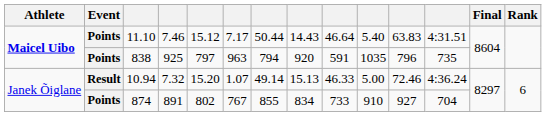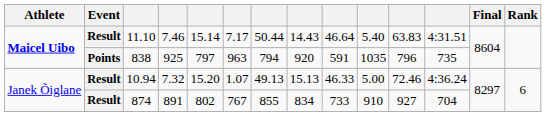(104, 36) Points -> (104, 36) Result
(205, 36) 15.12 -> (205, 36) 15.14
(269, 79) 49.14 -> (269, 79) 49.13
(104, 101) Points -> (104, 101) Result
